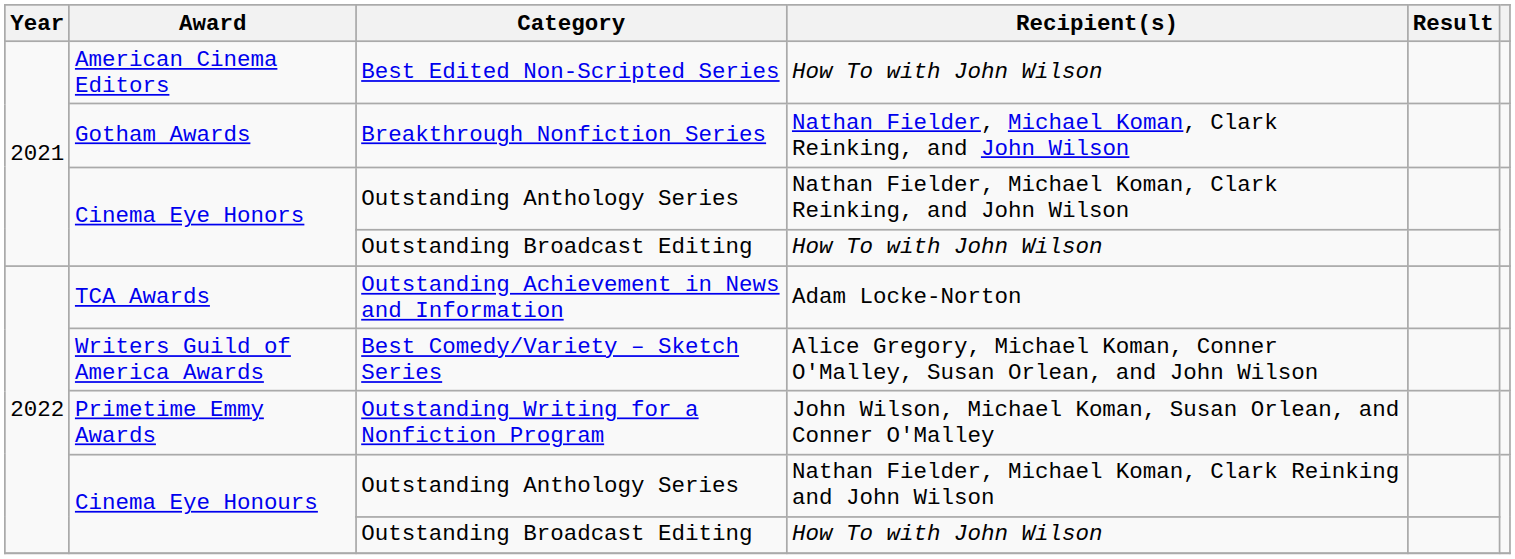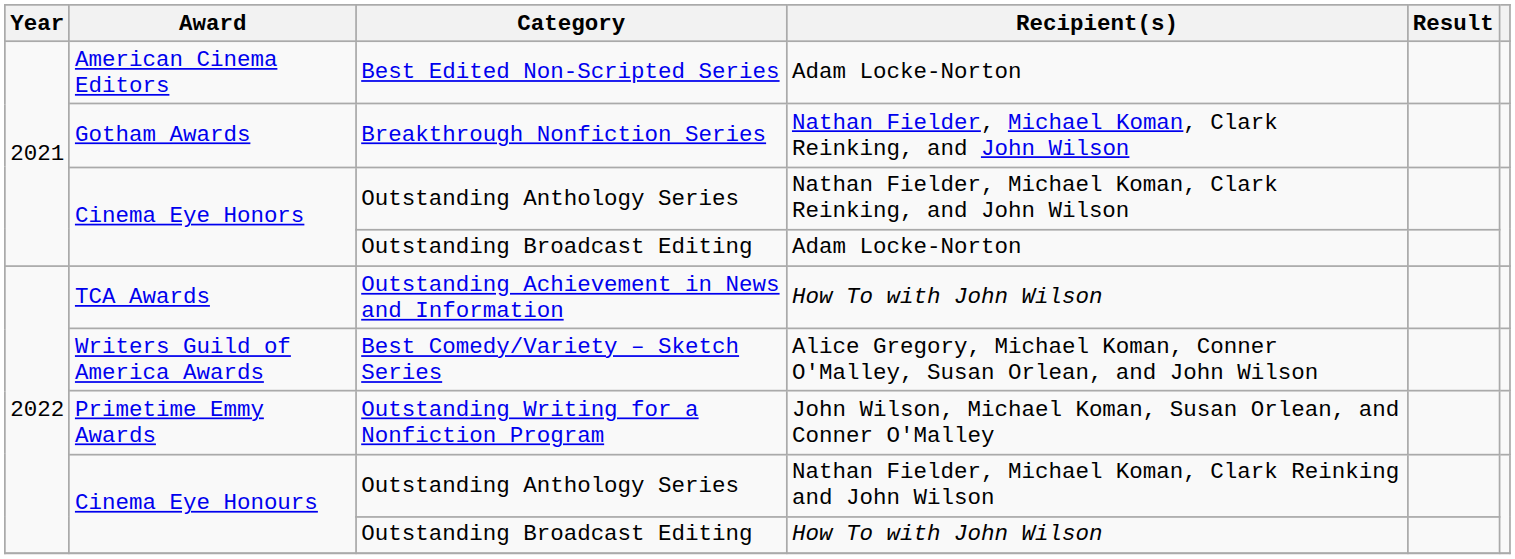(947, 73) How To with John Wilson -> (907, 73) Adam Locke-Norton
(947, 248) How To with John Wilson -> (907, 248) Adam Locke-Norton
(907, 297) Adam Locke-Norton -> (947, 297) How To with John Wilson
